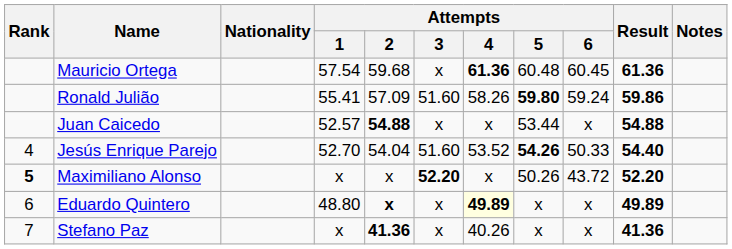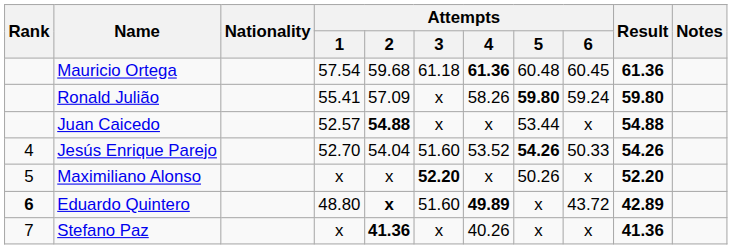(439, 71) x -> (439, 71) 61.18
(439, 97) 51.60 -> (439, 97) x
(643, 97) 59.86 -> (643, 97) 59.80
(643, 151) 54.40 -> (643, 151) 54.26
(29, 177) bold -> (29, 177) normal
(588, 177) 43.72 -> (588, 177) x
(29, 204) normal -> (29, 204) bold
(439, 204) x -> (439, 204) 51.60
(489, 204) lightyellow background -> (489, 204) no background
(588, 204) x -> (588, 204) 43.72
(643, 204) 49.89 -> (643, 204) 42.89
